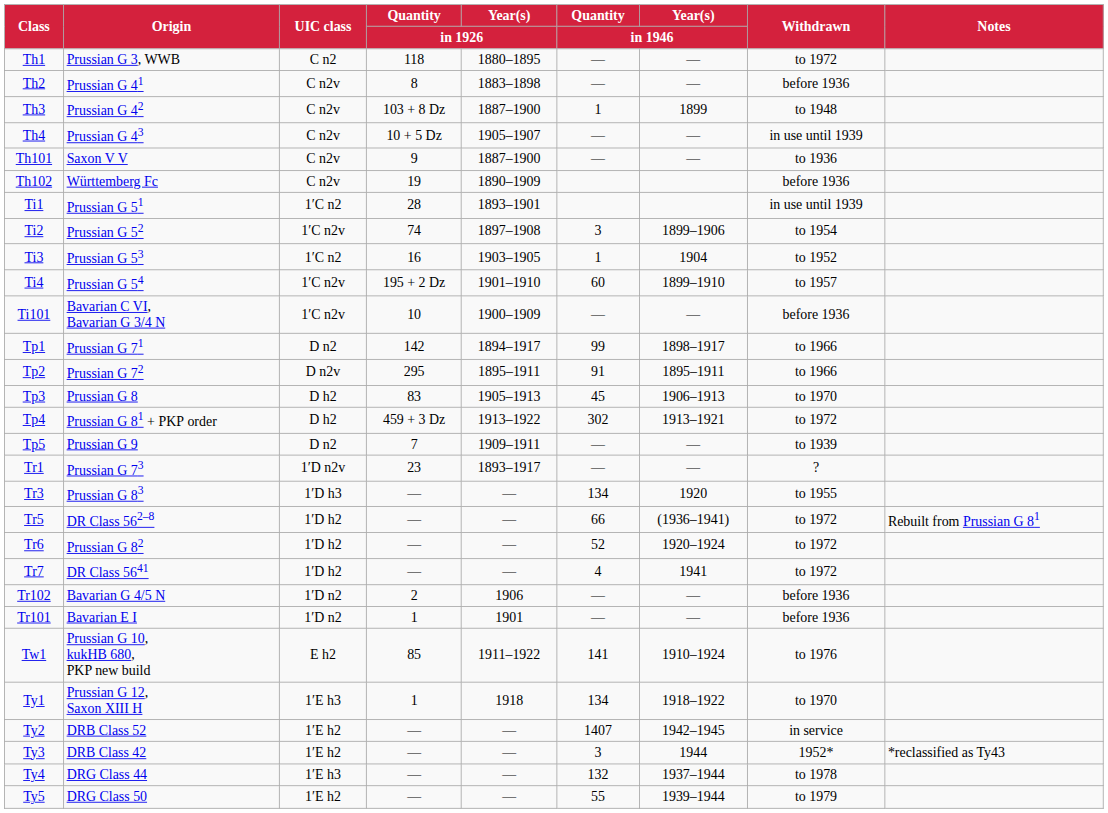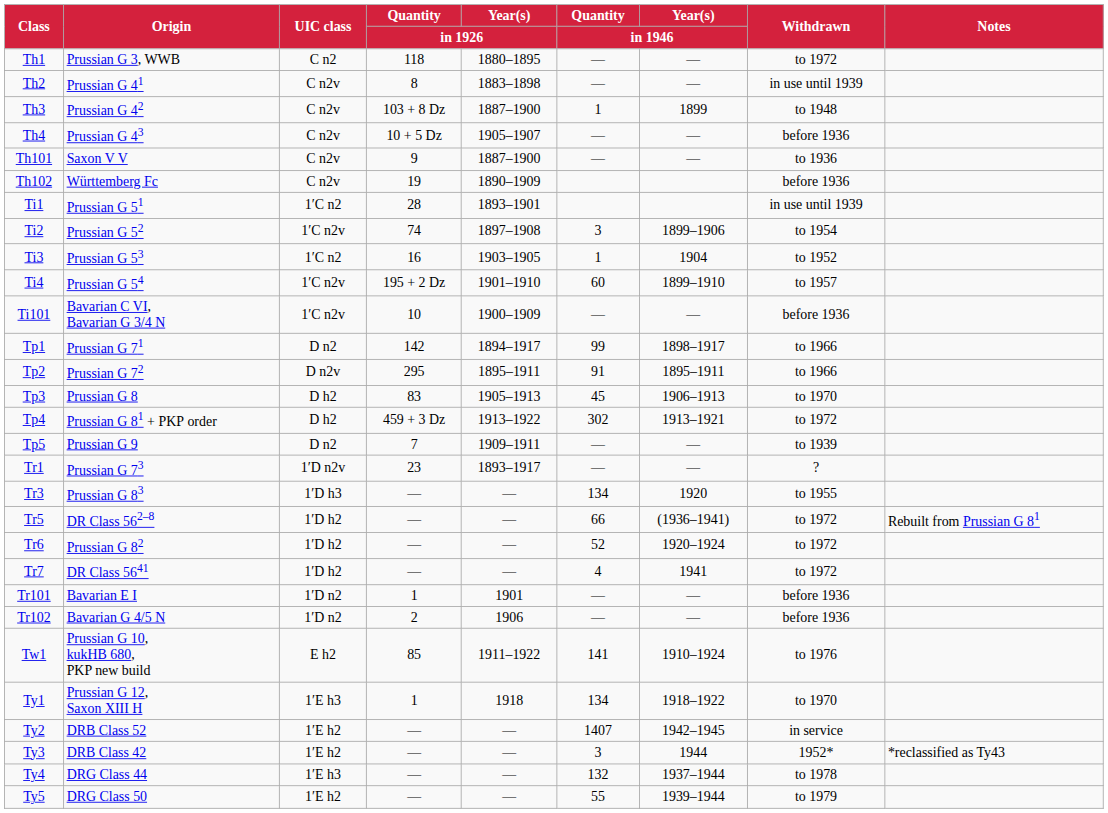(816, 83) before 1936 -> (816, 83) in use until 1939
(816, 135) in use until 1939 -> (816, 135) before 1936
rows swapped: (34, 617) <-> (34, 595)
